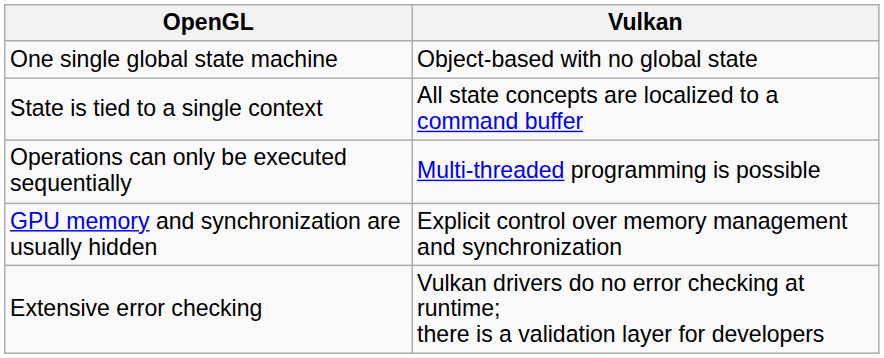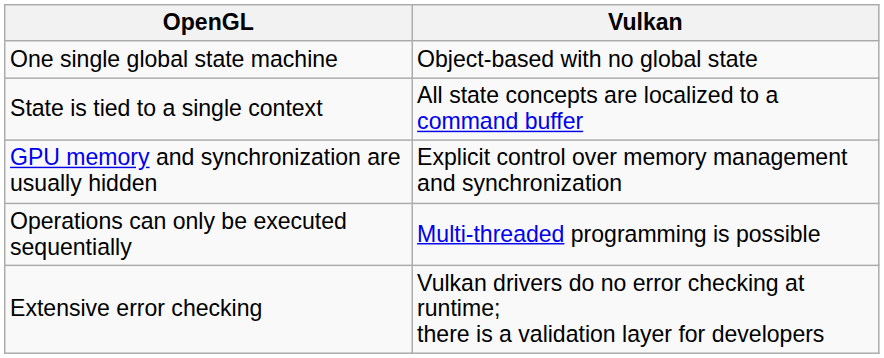rows swapped: (178, 171) <-> (205, 233)
